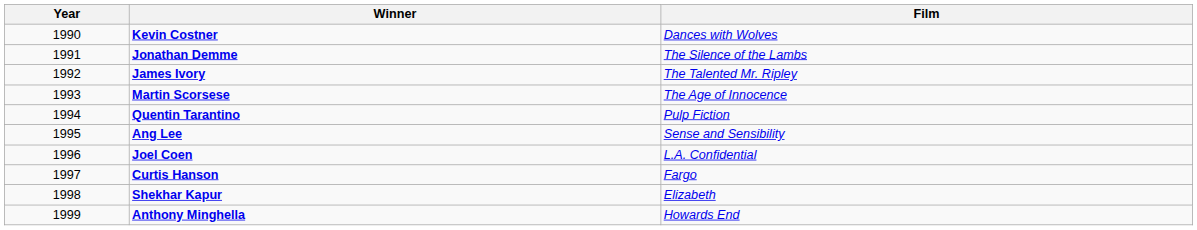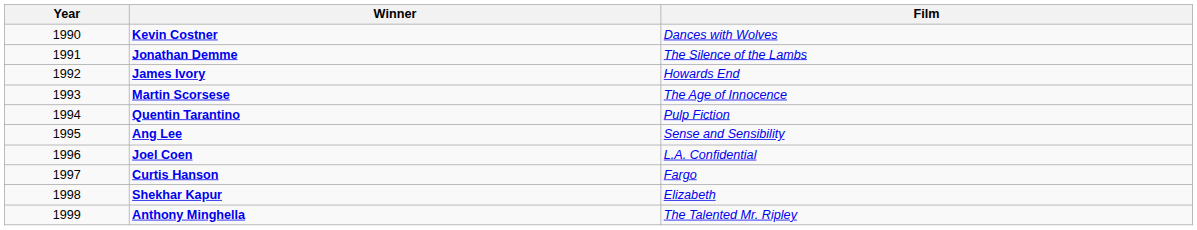(730, 74) The Talented Mr. Ripley -> (702, 74) Howards End
(702, 214) Howards End -> (730, 214) The Talented Mr. Ripley
